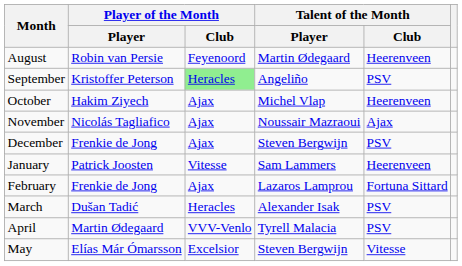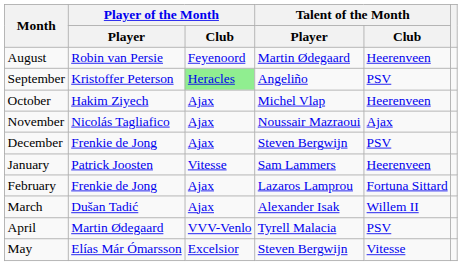(211, 206) Heracles -> (201, 206) Ajax
(379, 206) PSV -> (393, 206) Willem II
